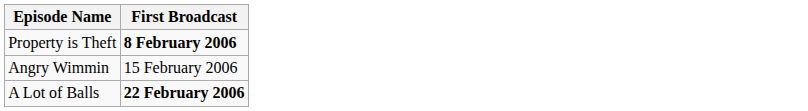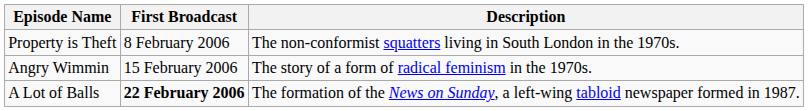+ column: (526, 17)
(180, 42) bold -> (177, 42) normal
